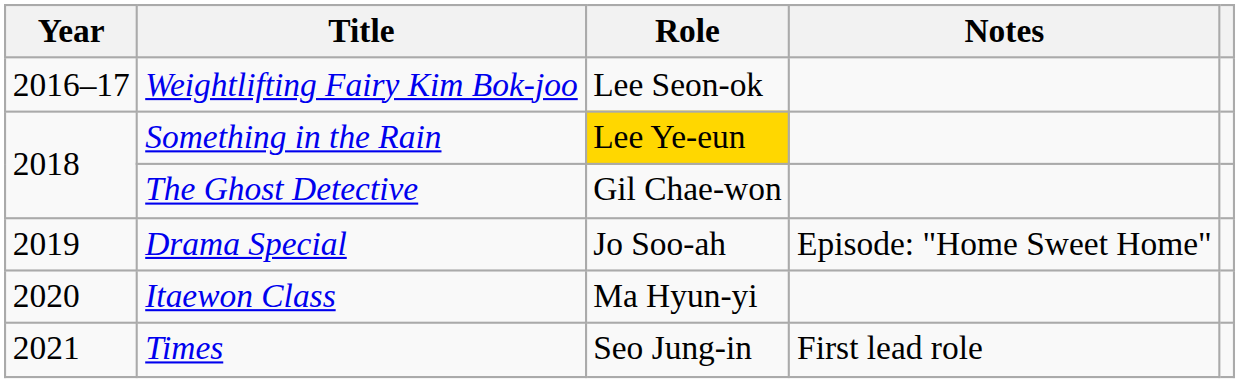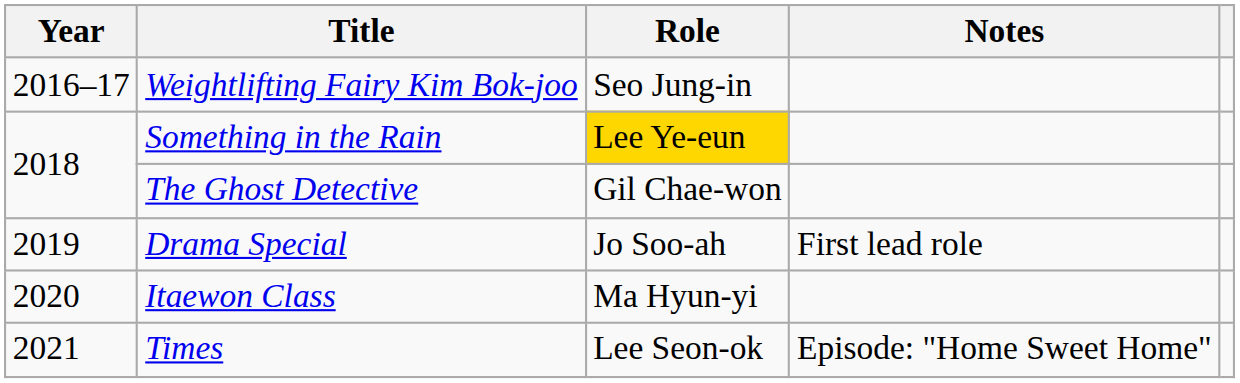(678, 84) Lee Seon-ok -> (673, 84) Seo Jung-in
(1004, 243) Episode: "Home Sweet Home" -> (890, 243) First lead role
(673, 349) Seo Jung-in -> (678, 349) Lee Seon-ok
(890, 349) First lead role -> (1004, 349) Episode: "Home Sweet Home"
